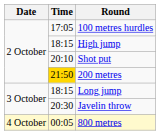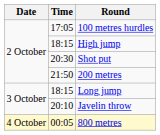(62, 59) 20:10 -> (62, 59) 20:30
(62, 75) gold background -> (62, 75) no background
(62, 106) 20:30 -> (62, 106) 20:10
